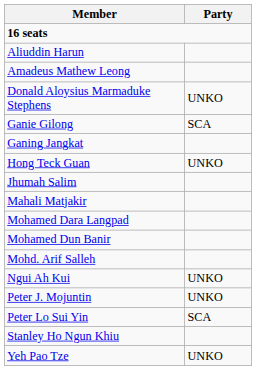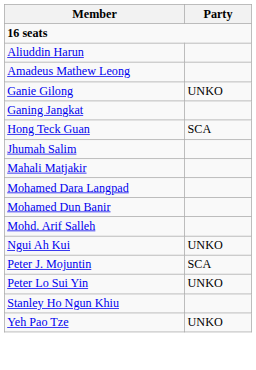- row: (79, 98)
(199, 124) SCA -> (205, 91) UNKO
(205, 162) UNKO -> (199, 129) SCA
(205, 297) UNKO -> (199, 264) SCA
(199, 317) SCA -> (205, 284) UNKO
